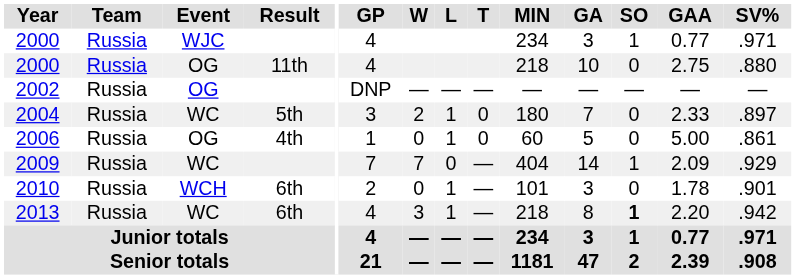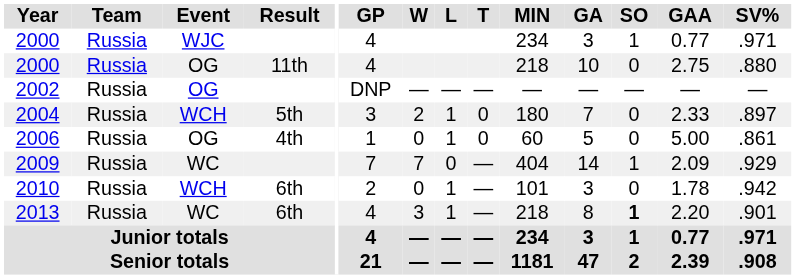(203, 114) WC -> (203, 114) WCH
(757, 188) .901 -> (757, 188) .942
(757, 212) .942 -> (757, 212) .901
